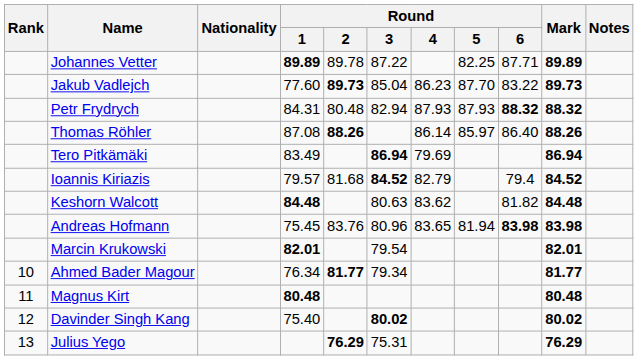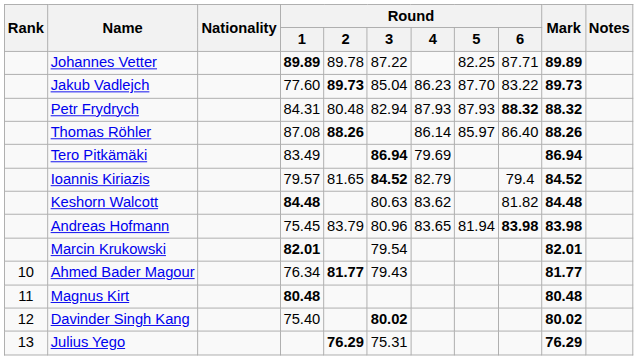(346, 179) 81.68 -> (346, 179) 81.65
(346, 226) 83.76 -> (346, 226) 83.79
(389, 272) 79.34 -> (389, 272) 79.43
